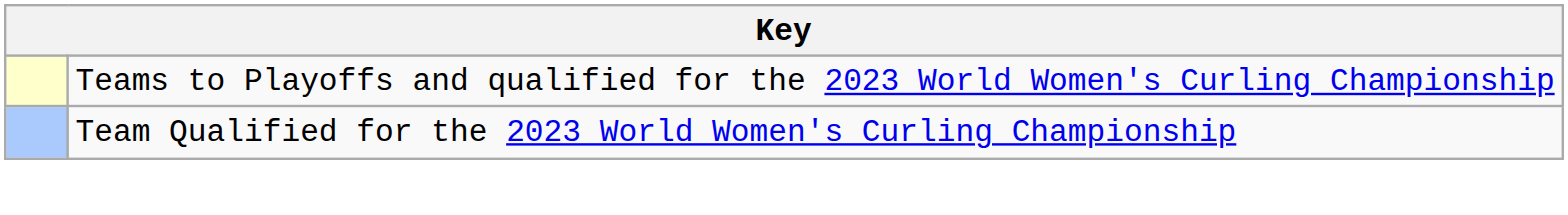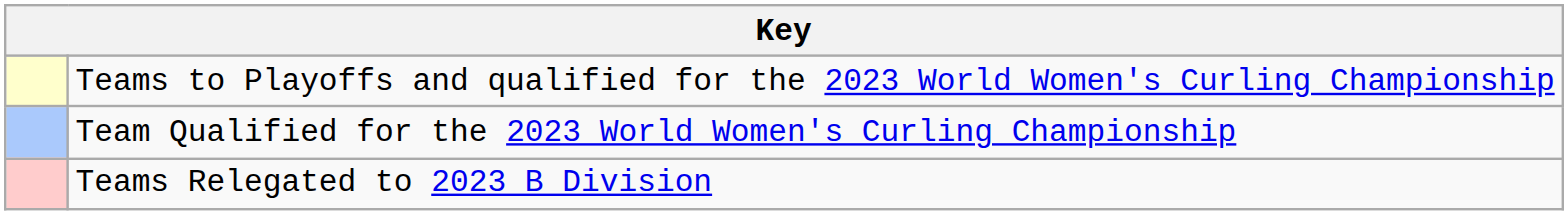+ row: (394, 183)
